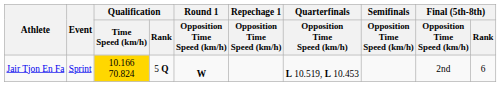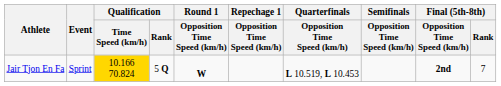(443, 68) normal -> (443, 68) bold
(483, 68) 6 -> (483, 68) 7
